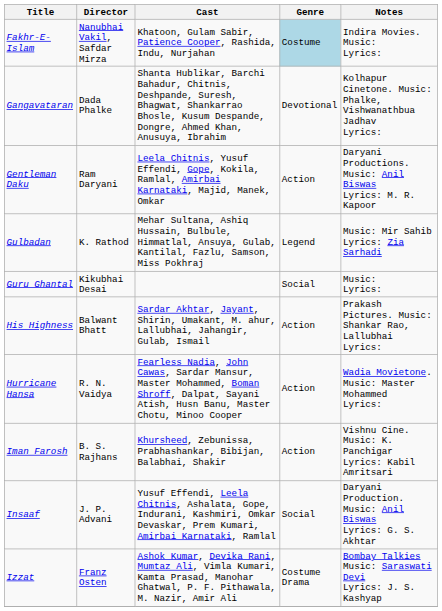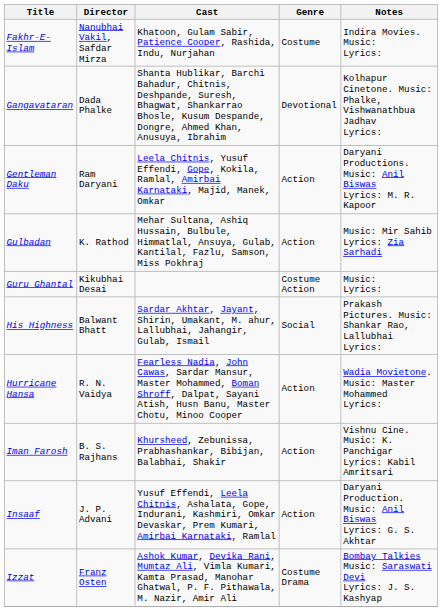(301, 43) lightblue background -> (301, 43) no background
(298, 242) Legend -> (298, 242) Action
(298, 284) Social -> (301, 284) Costume Action
(298, 326) Action -> (298, 326) Social
(298, 515) Social -> (298, 515) Action
